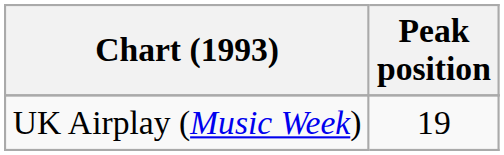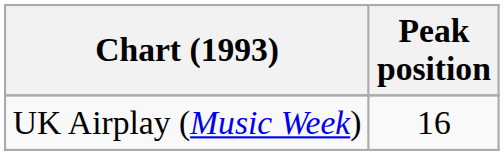(434, 122) 19 -> (434, 122) 16
